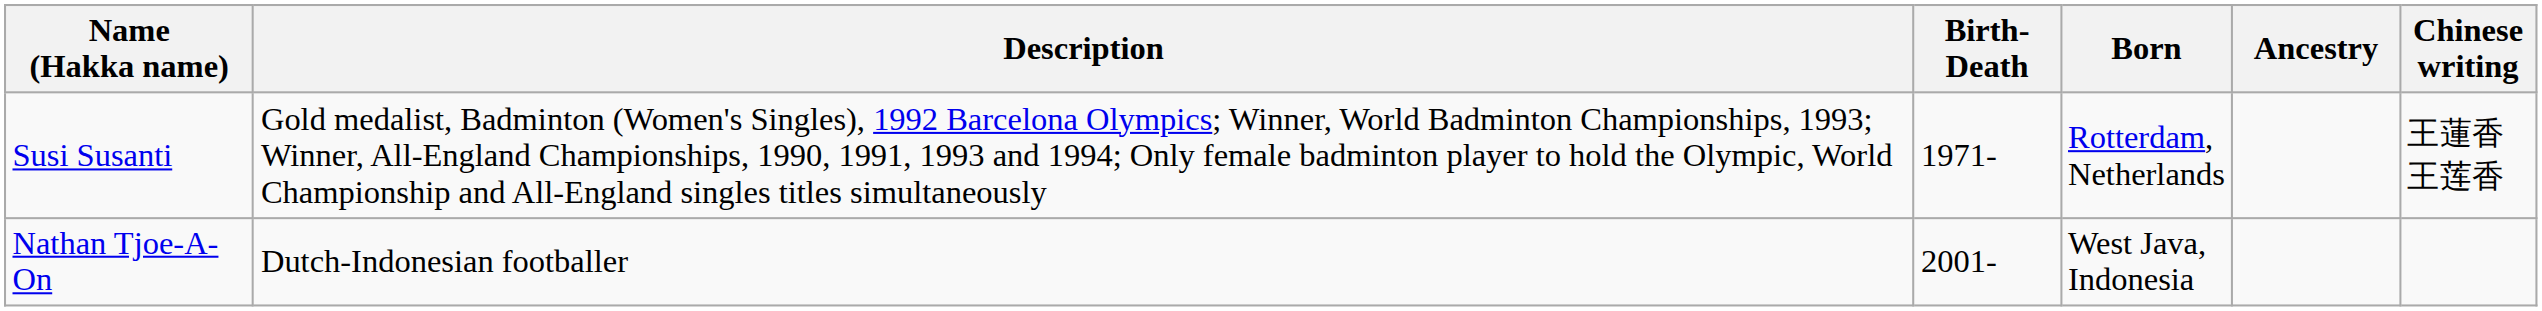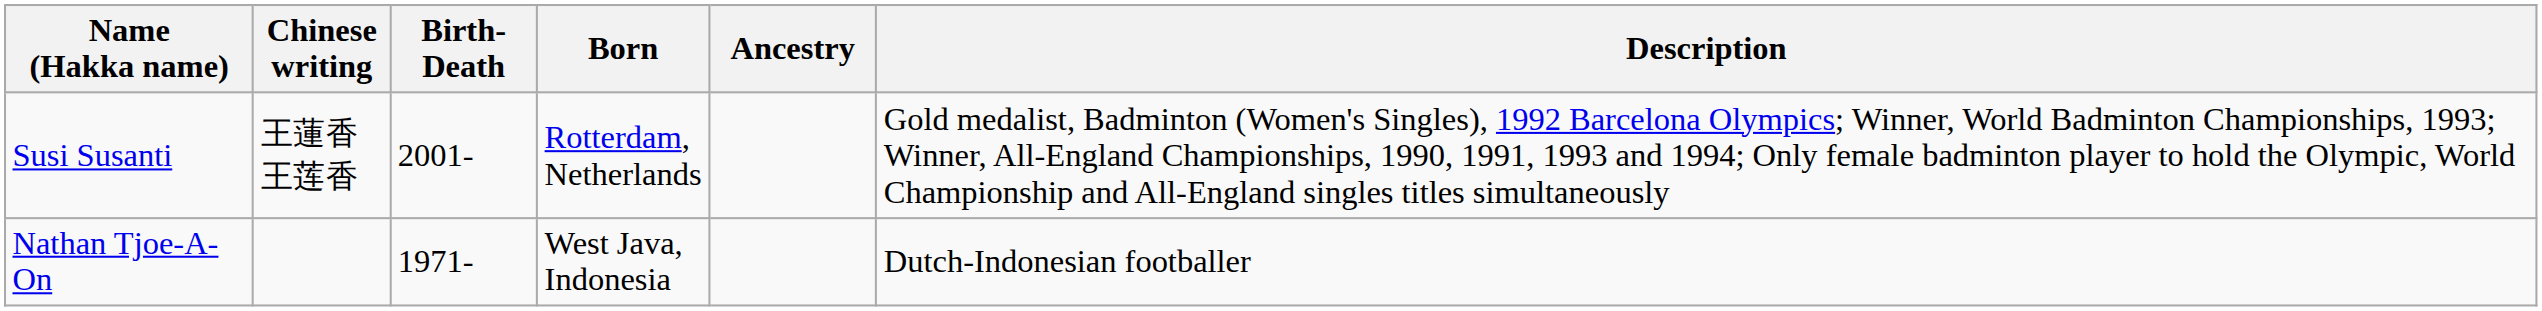columns swapped: (2468, 48) <-> (1084, 48)
(1959, 154) 1971- -> (436, 154) 2001-
(1959, 261) 2001- -> (436, 261) 1971-
